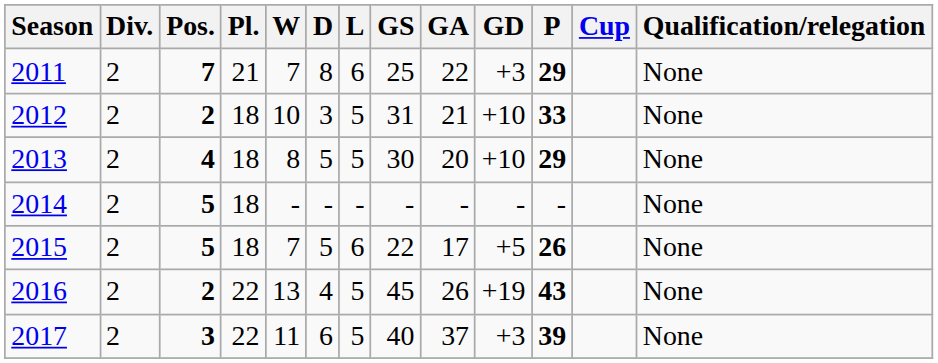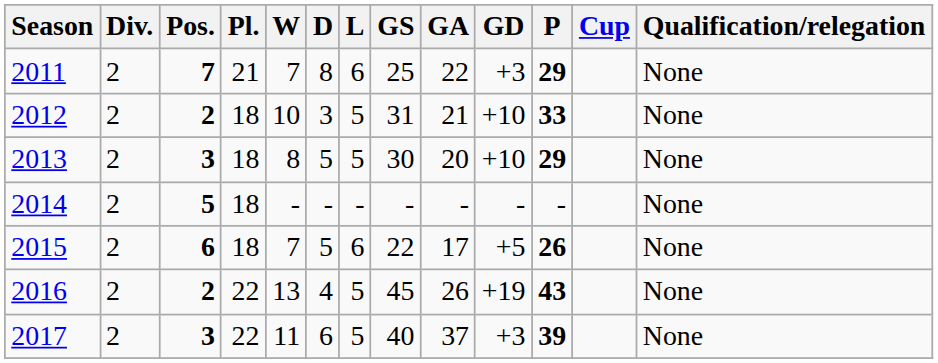(208, 159) 4 -> (208, 159) 3
(208, 247) 5 -> (208, 247) 6
